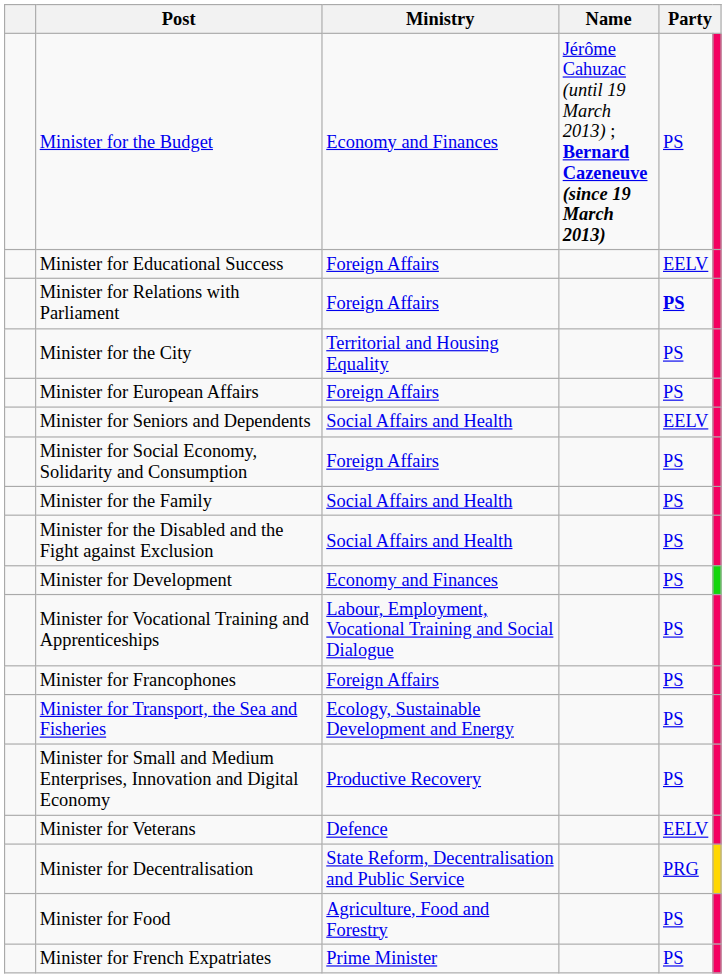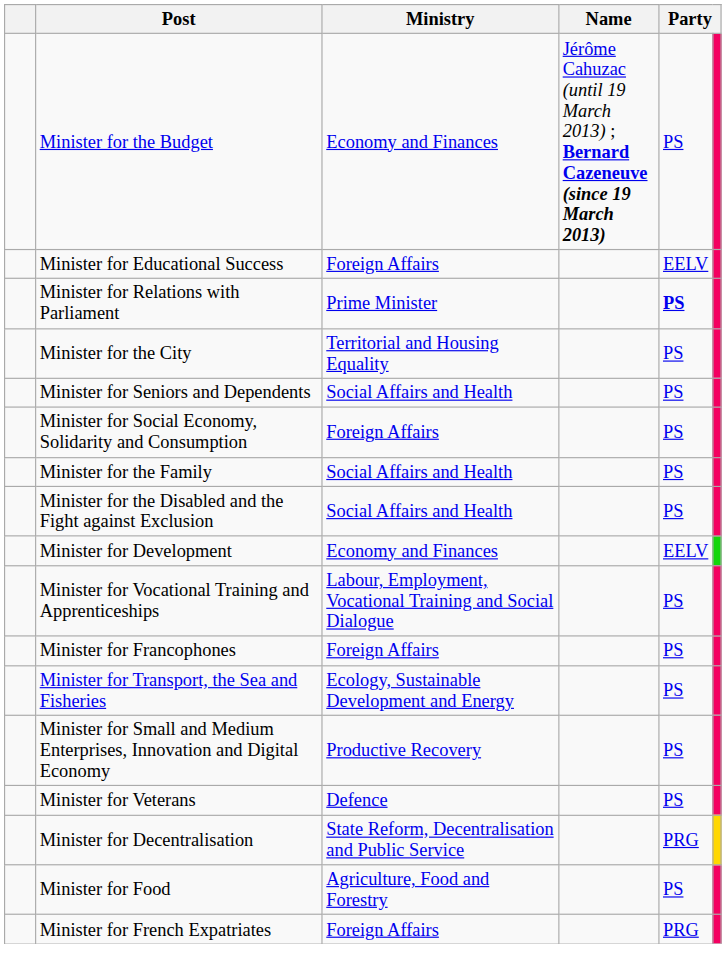(383, 303) Foreign Affairs -> (382, 303) Prime Minister
- row: (149, 392)
(686, 421) EELV -> (673, 392) PS
(673, 580) PS -> (686, 550) EELV
(686, 829) EELV -> (673, 800) PS
(382, 958) Prime Minister -> (383, 929) Foreign Affairs
(673, 958) PS -> (681, 929) PRG
